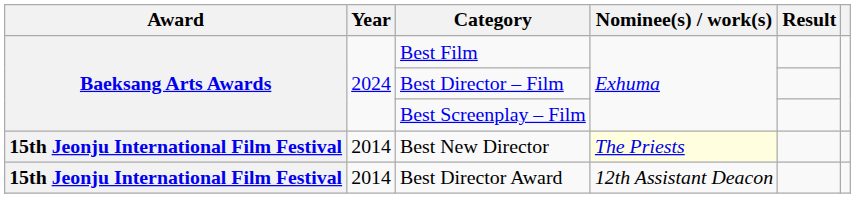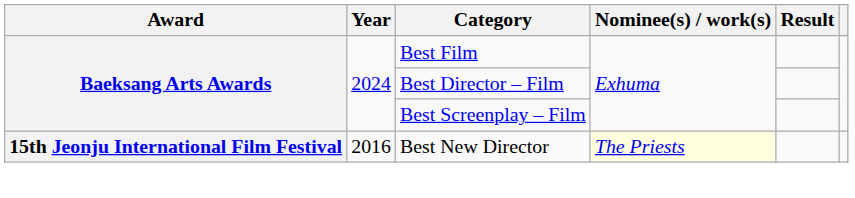(371, 146) 2014 -> (371, 146) 2016
- row: (481, 177)
